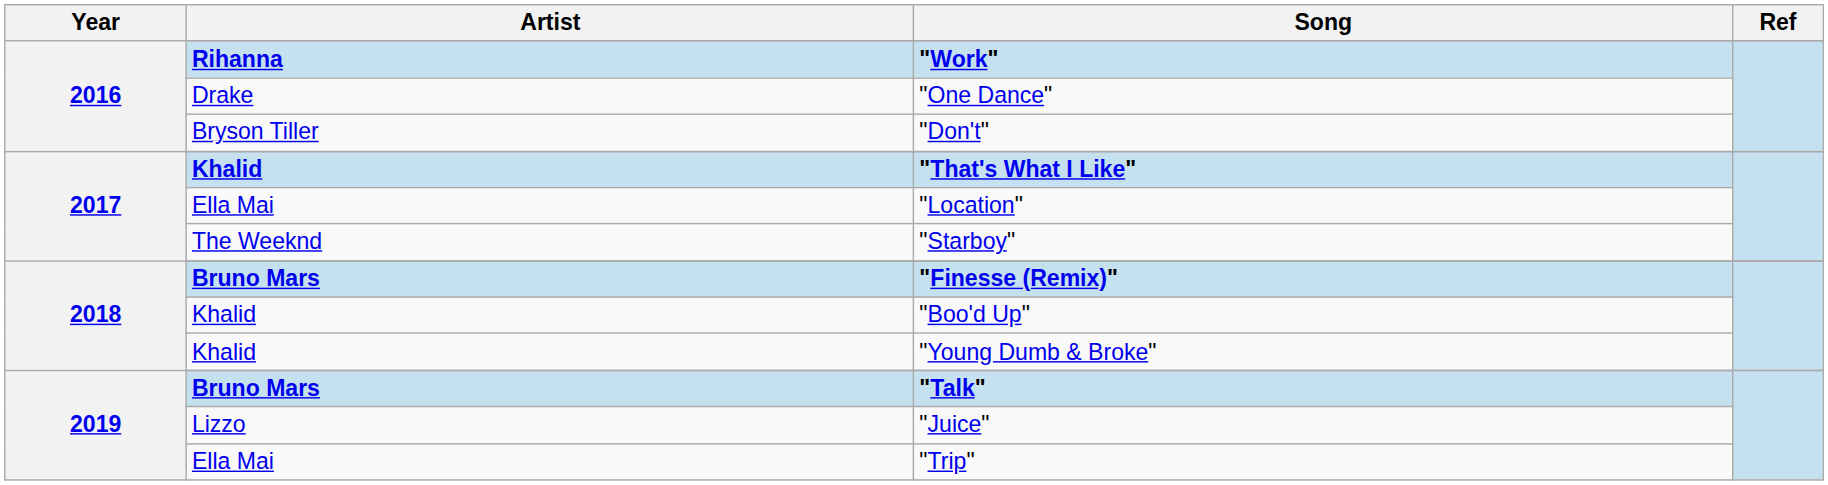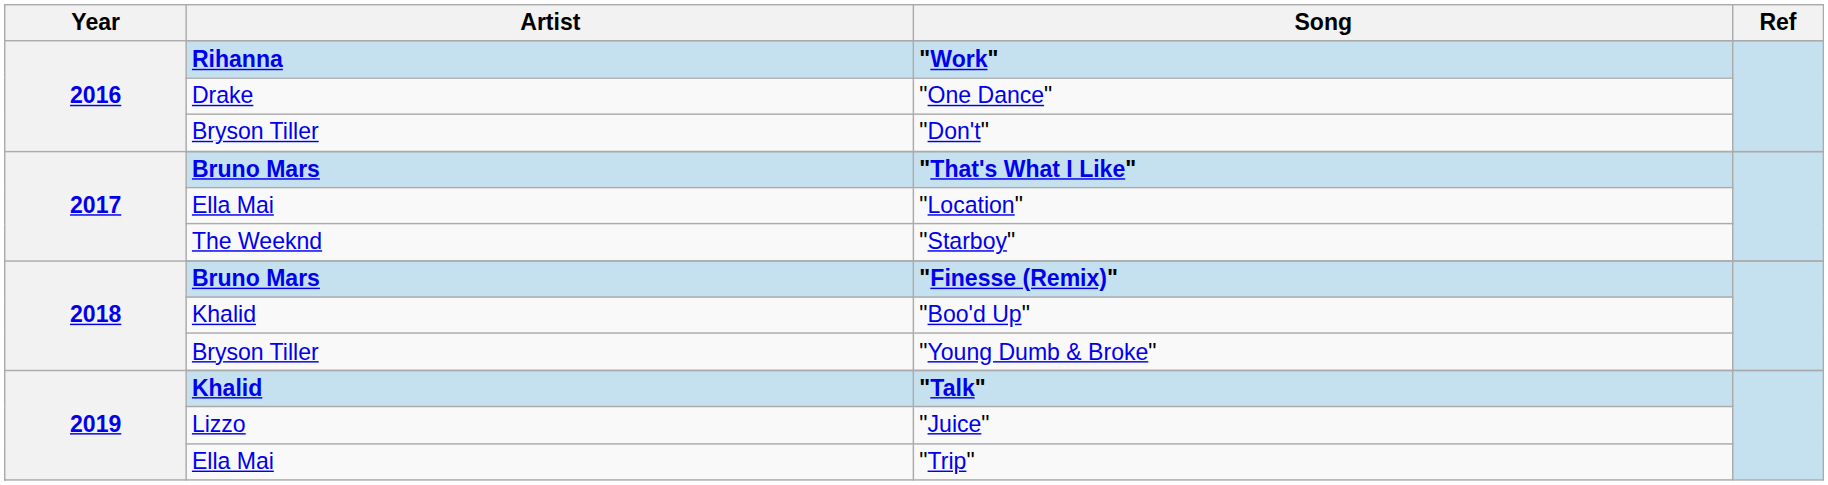(227, 168) Khalid -> (256, 168) Bruno Mars
(224, 351) Khalid -> (255, 351) Bryson Tiller
(256, 388) Bruno Mars -> (227, 388) Khalid
